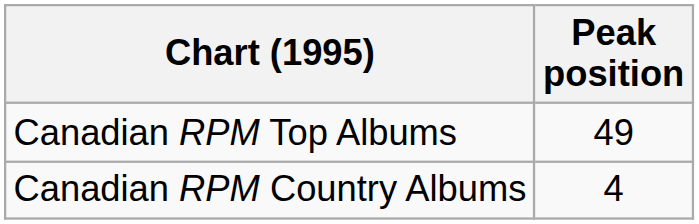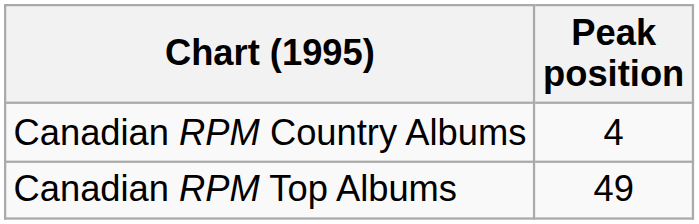rows swapped: (270, 189) <-> (235, 131)
